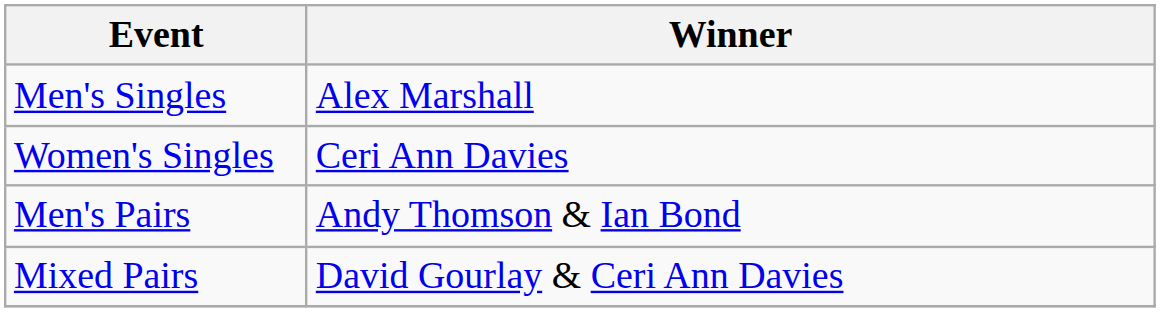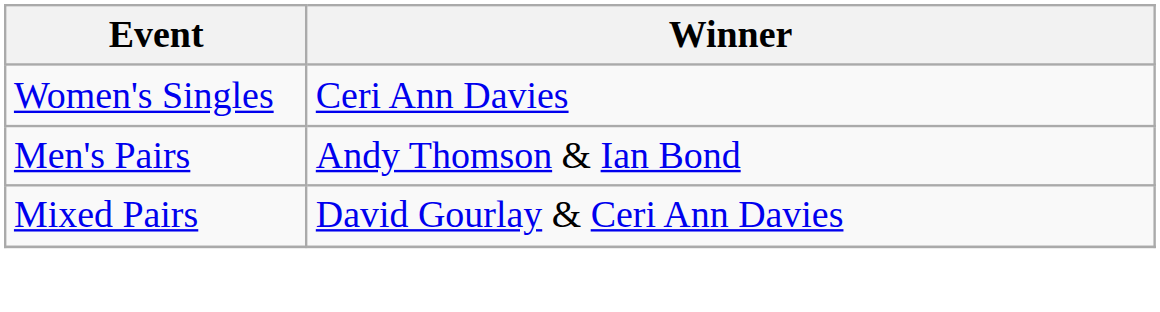- row: (120, 94)
